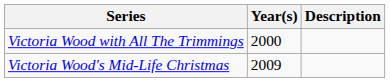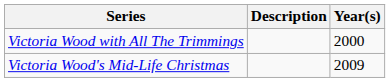columns swapped: (274, 16) <-> (343, 16)
